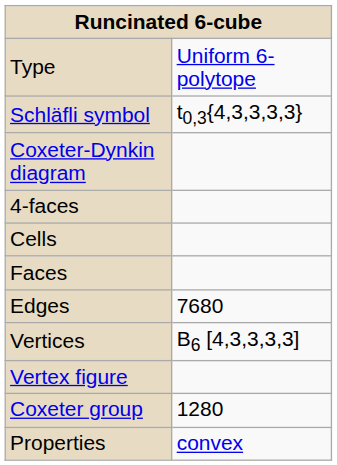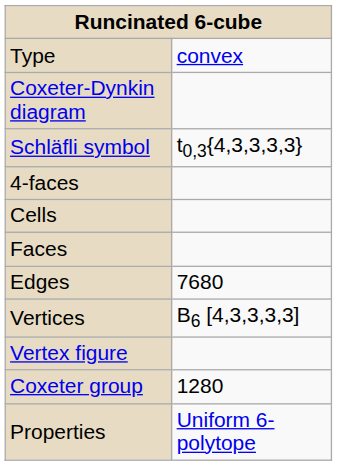(226, 67) Uniform 6-polytope -> (210, 55) convex
rows swapped: (80, 114) <-> (82, 161)
(210, 443) convex -> (226, 431) Uniform 6-polytope
